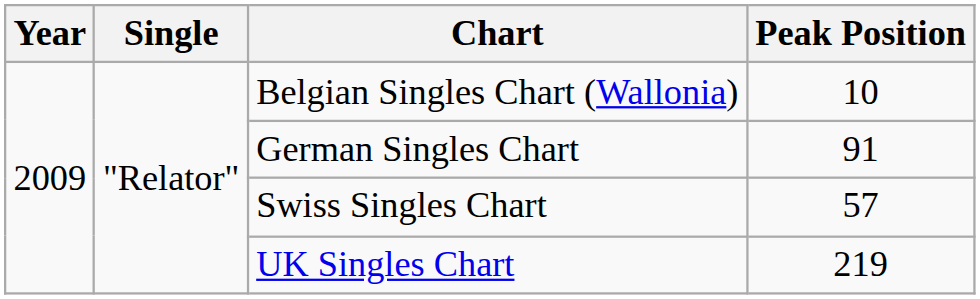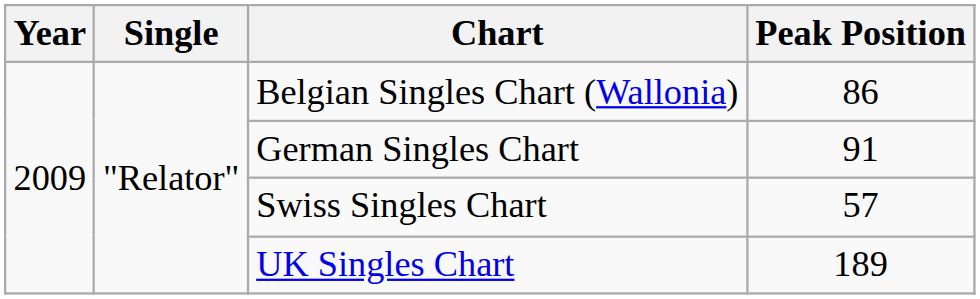(861, 90) 10 -> (861, 90) 86
(861, 263) 219 -> (861, 263) 189
